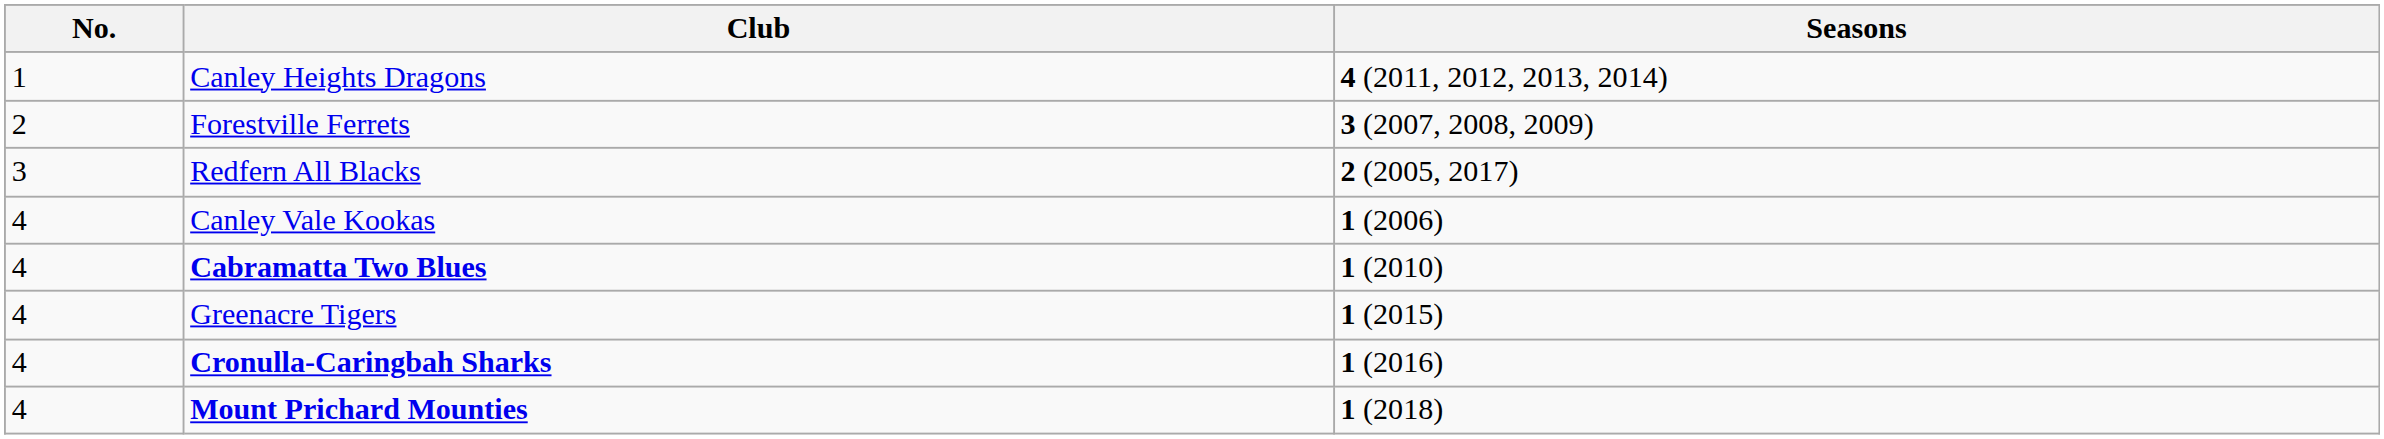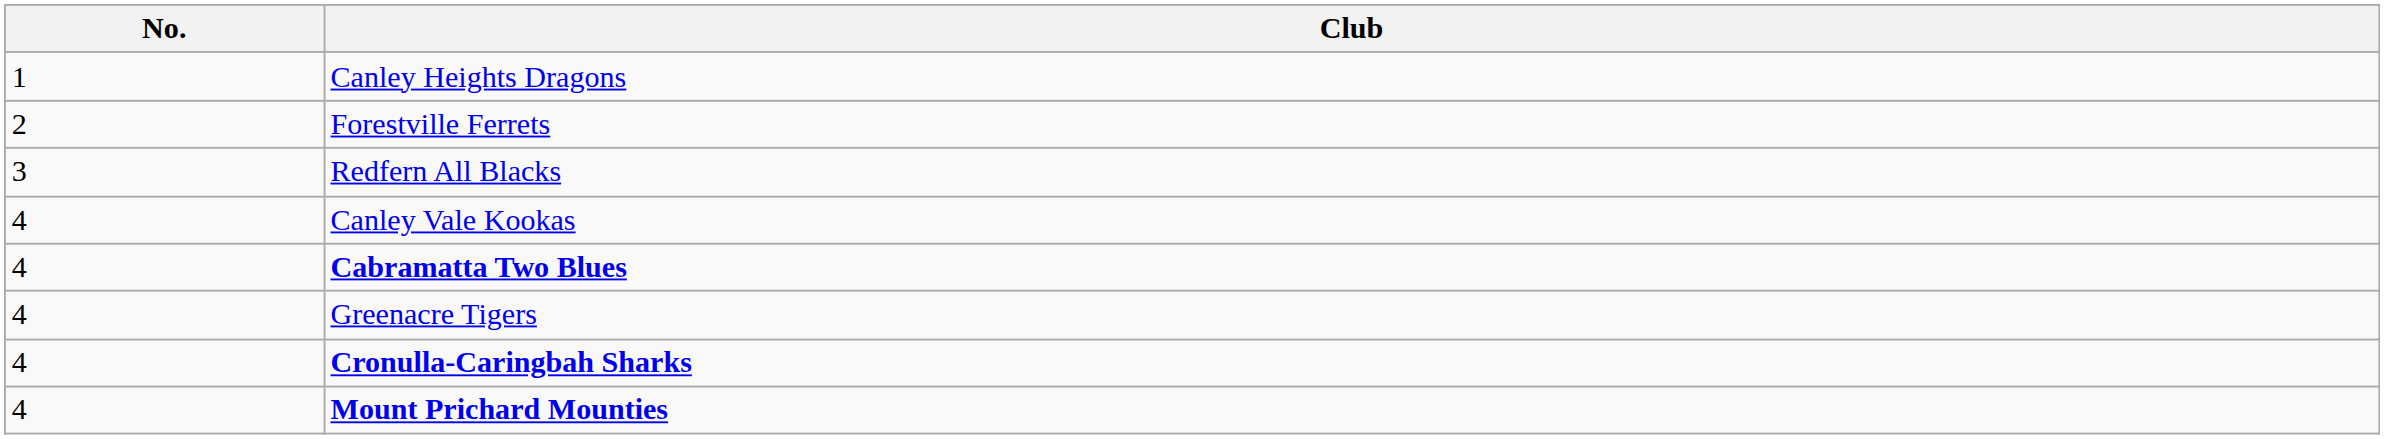- column: (1856, 28)
